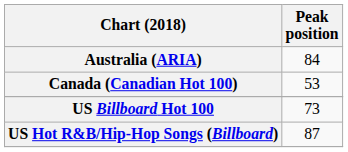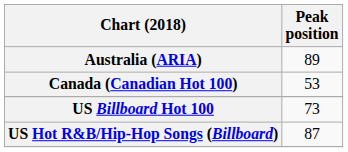(312, 59) 84 -> (312, 59) 89
